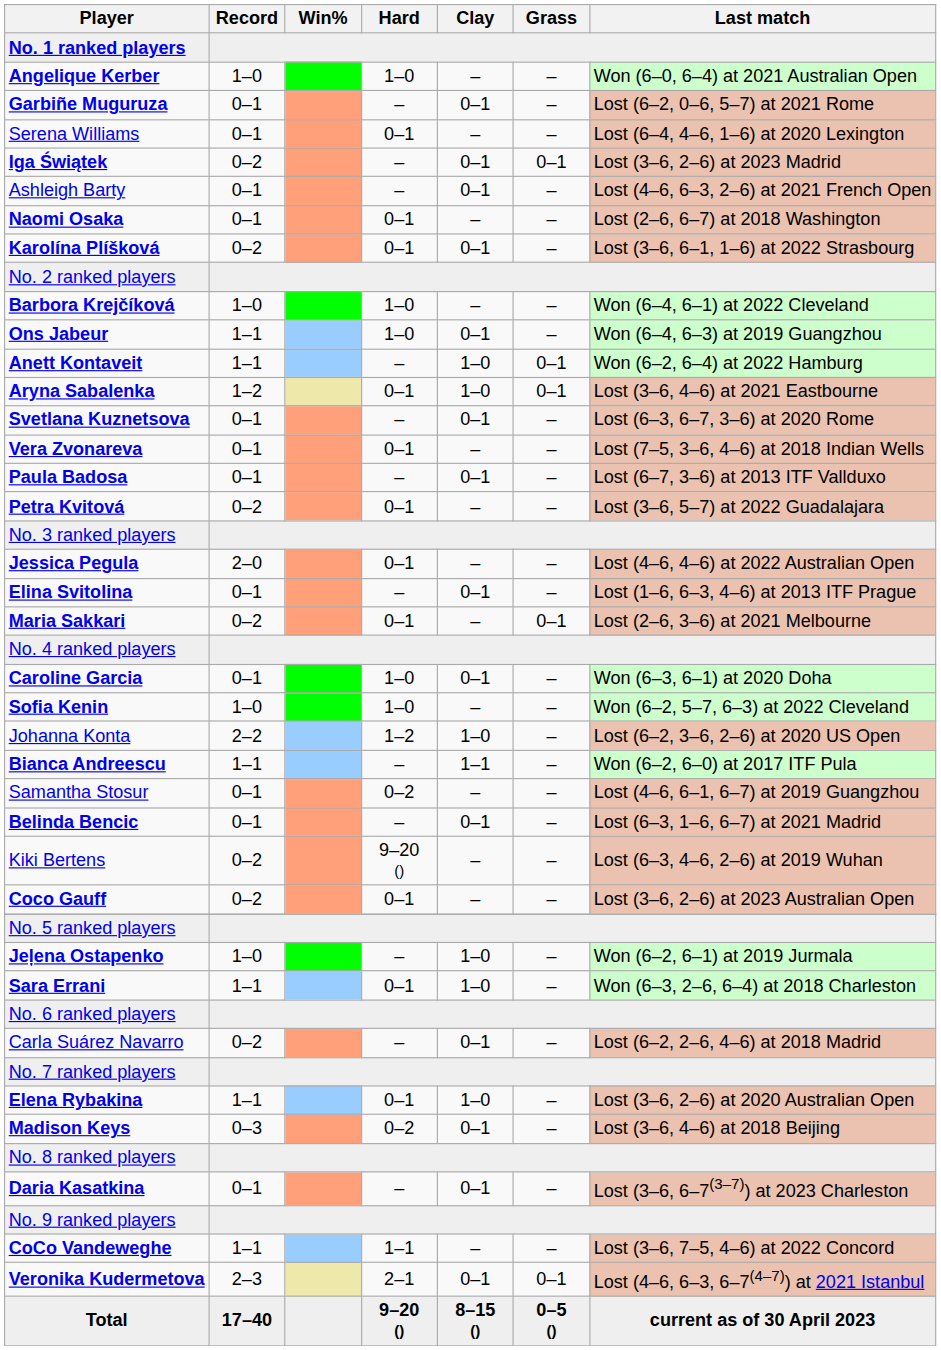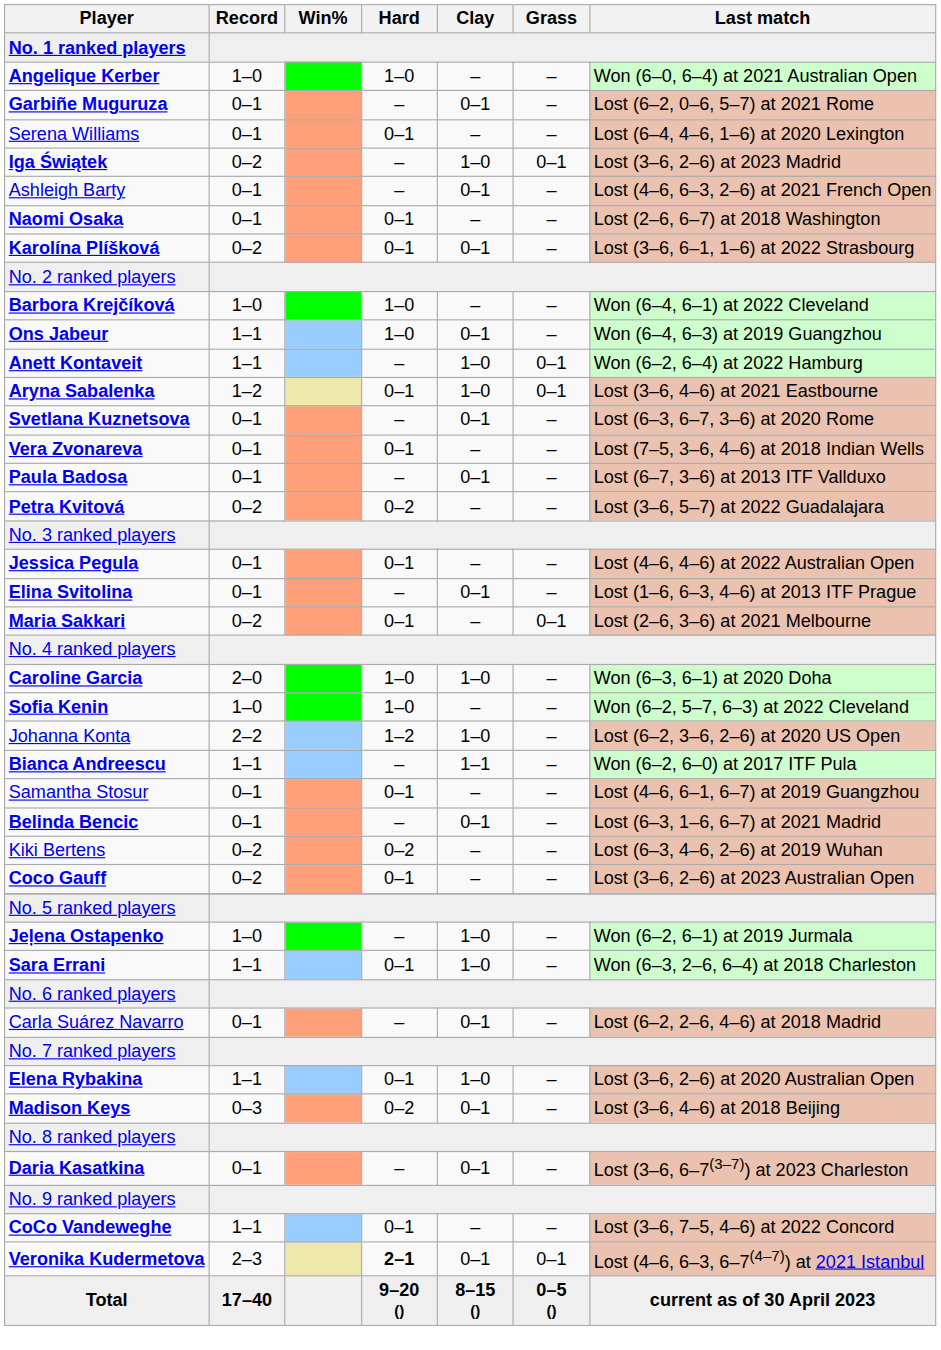(475, 162) 0–1 -> (475, 162) 1–0
(399, 506) 0–1 -> (399, 506) 0–2
(247, 563) 2–0 -> (247, 563) 0–1
(247, 678) 0–1 -> (247, 678) 2–0
(475, 678) 0–1 -> (475, 678) 1–0
(399, 793) 0–2 -> (399, 793) 0–1
(399, 860) 9–20 () -> (399, 850) 0–2
(247, 1042) 0–2 -> (247, 1022) 0–1
(399, 1248) 1–1 -> (399, 1228) 0–1
(399, 1279) normal -> (399, 1259) bold
